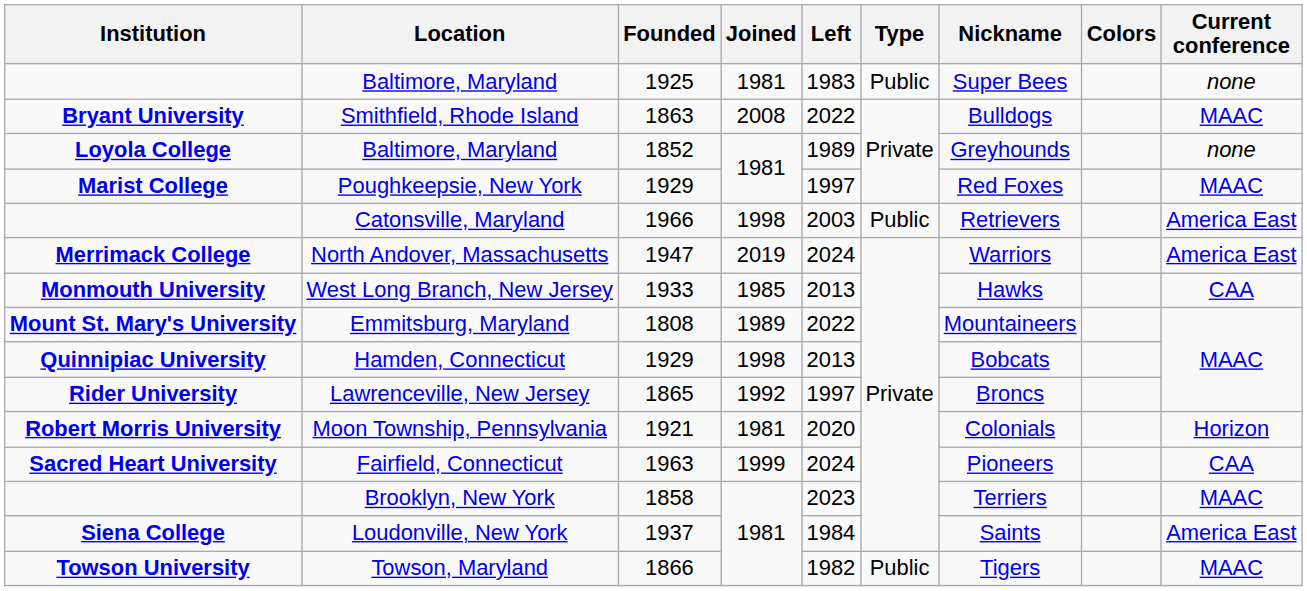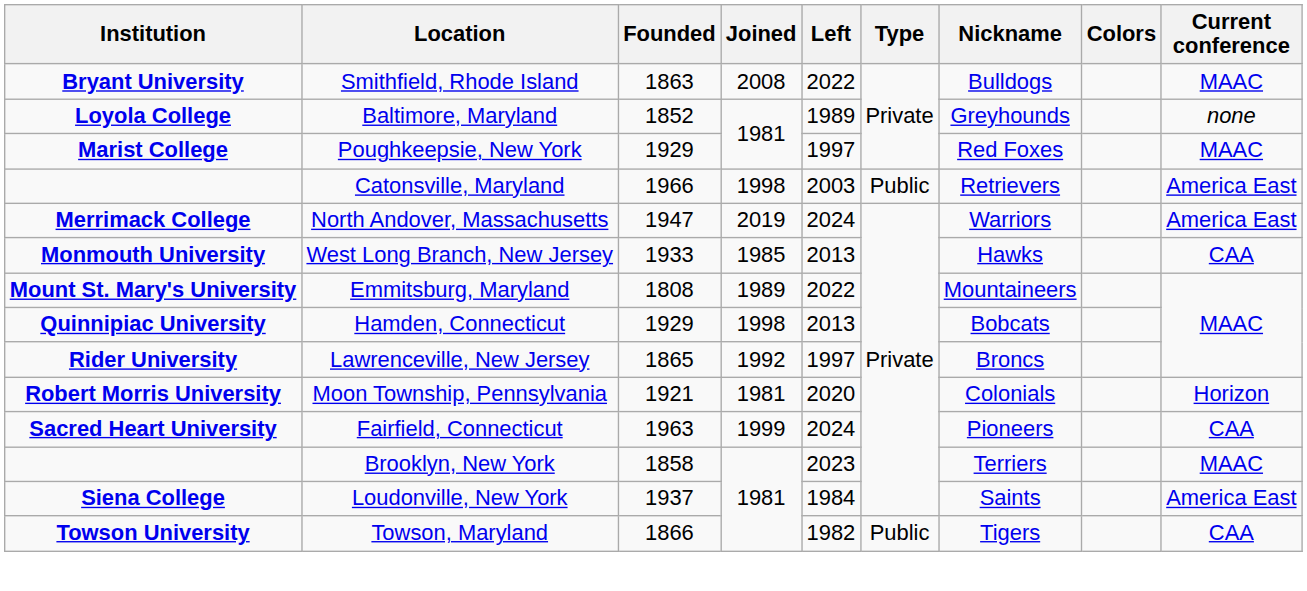- row: (460, 81)
(1231, 567) MAAC -> (1231, 533) CAA
